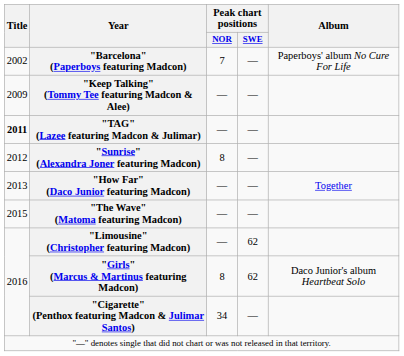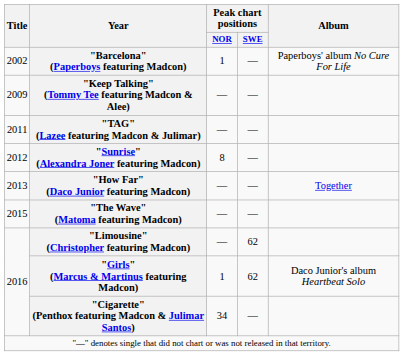(222, 61) 7 -> (222, 61) 1
(17, 129) bold -> (17, 129) normal
(222, 276) 8 -> (222, 276) 1
